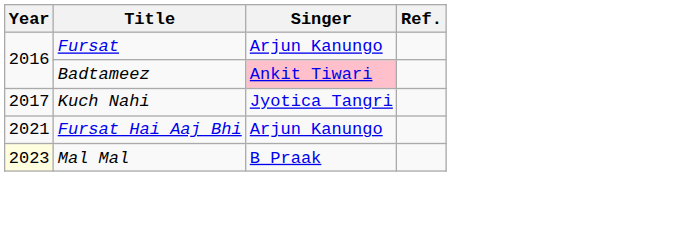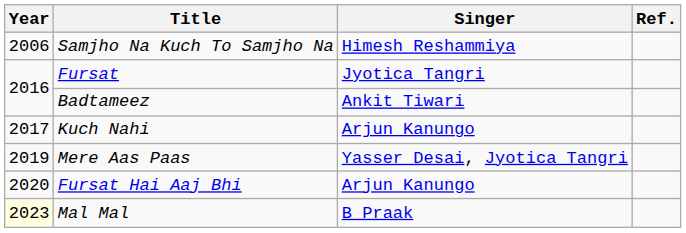+ row: (196, 46)
(316, 46) Arjun Kanungo -> (413, 74) Jyotica Tangri
(311, 74) pink background -> (403, 102) no background
(321, 102) Jyotica Tangri -> (408, 130) Arjun Kanungo
+ row: (124, 157)
(29, 130) 2021 -> (29, 185) 2020
